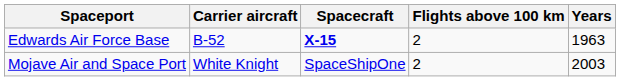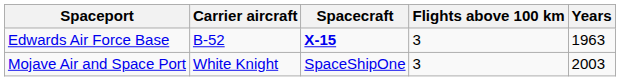(417, 40) 2 -> (417, 40) 3
(417, 64) 2 -> (417, 64) 3
